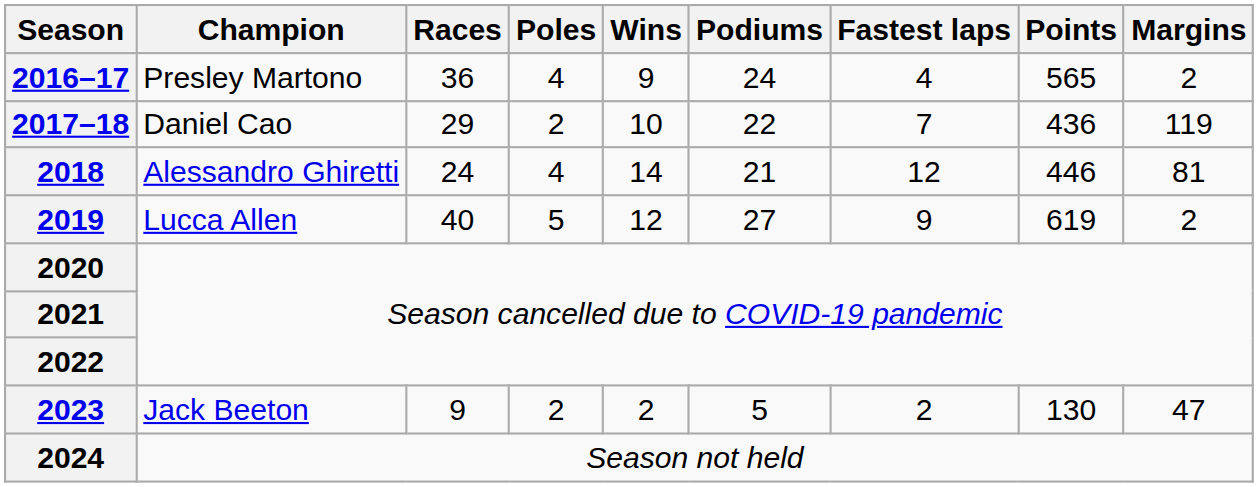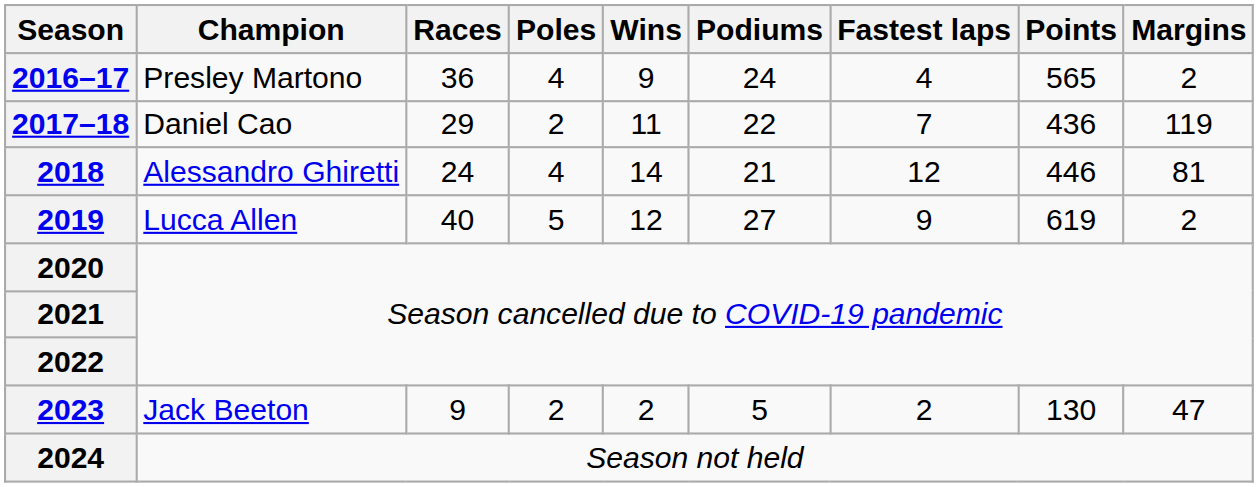(646, 124) 10 -> (646, 124) 11
